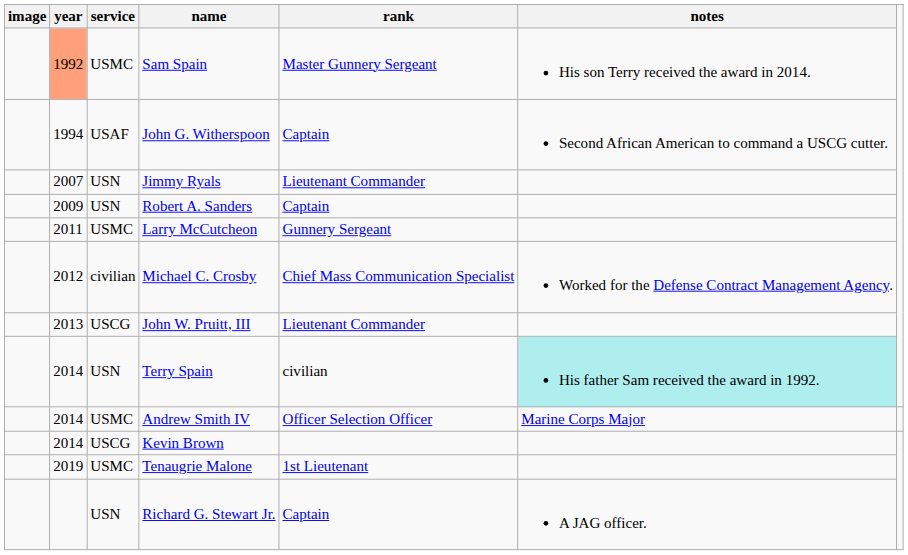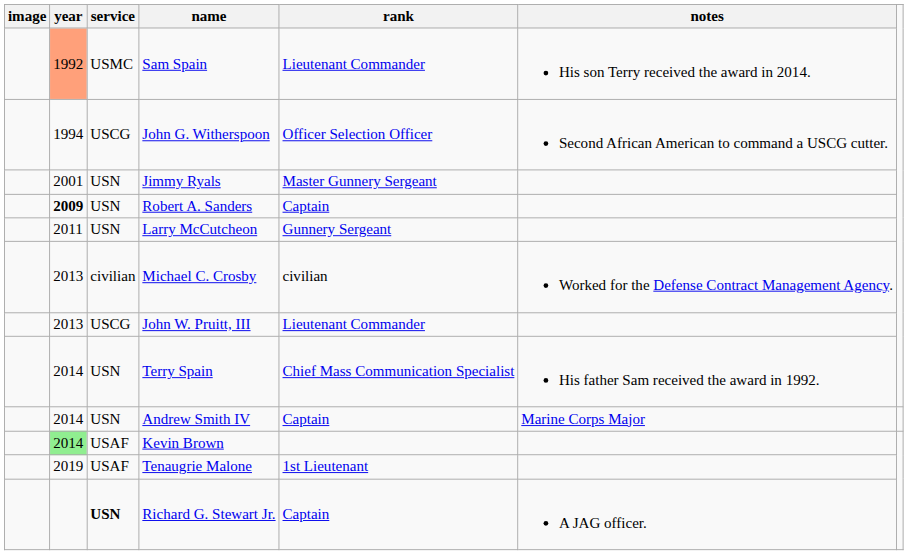(360, 63) Master Gunnery Sergeant -> (354, 63) Lieutenant Commander
(110, 134) USAF -> (110, 134) USCG
(306, 134) Captain -> (357, 134) Officer Selection Officer
(68, 181) 2007 -> (68, 181) 2001
(354, 181) Lieutenant Commander -> (360, 181) Master Gunnery Sergeant
(68, 205) normal -> (68, 205) bold
(112, 229) USMC -> (105, 229) USN
(68, 277) 2012 -> (68, 277) 2013
(398, 277) Chief Mass Communication Specialist -> (305, 277) civilian
(305, 371) civilian -> (398, 371) Chief Mass Communication Specialist
(707, 380) paleturquoise background -> (707, 380) no background
(112, 419) USMC -> (105, 419) USN
(357, 419) Officer Selection Officer -> (306, 419) Captain
(68, 442) no background -> (68, 442) lightgreen background
(110, 442) USCG -> (110, 442) USAF
(112, 466) USMC -> (110, 466) USAF
(105, 514) normal -> (105, 514) bold
